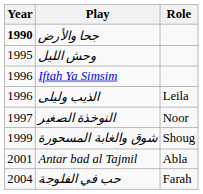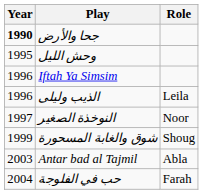(20, 158) 2001 -> (20, 158) 2003
